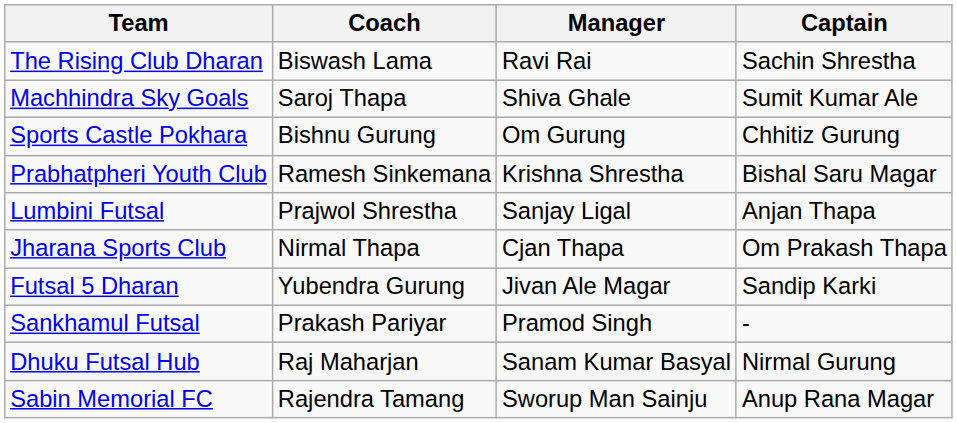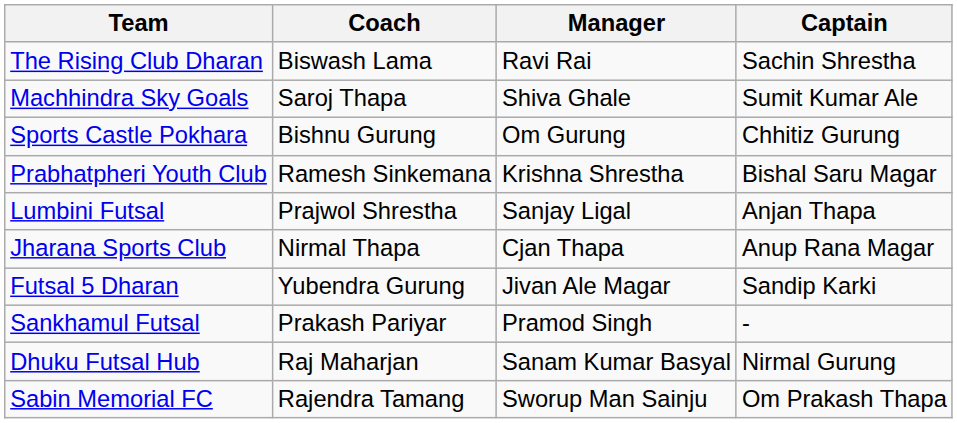(844, 248) Om Prakash Thapa -> (838, 248) Anup Rana Magar
(838, 398) Anup Rana Magar -> (844, 398) Om Prakash Thapa
